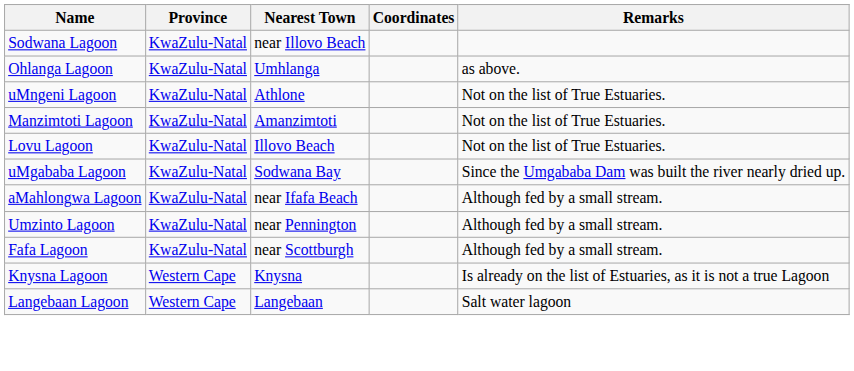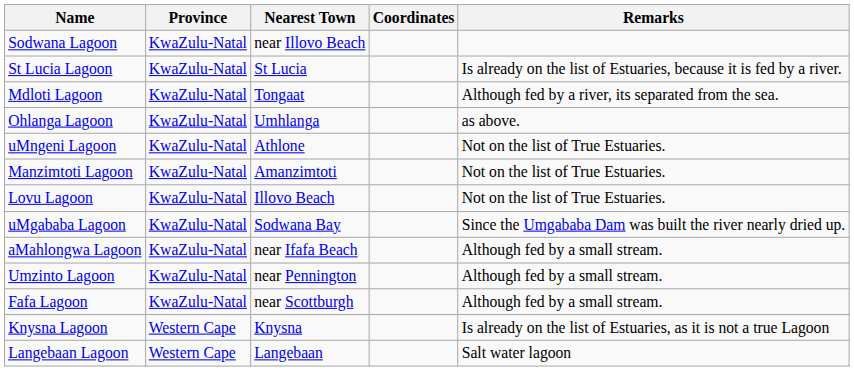+ row: (60, 69)
+ row: (55, 95)
